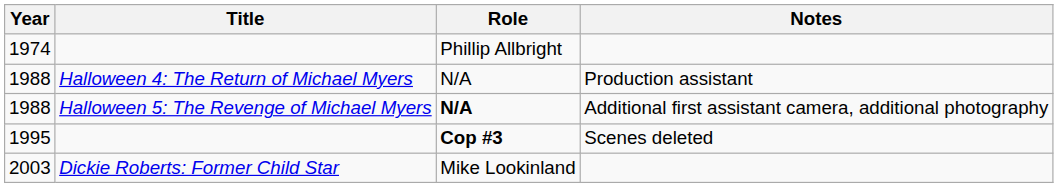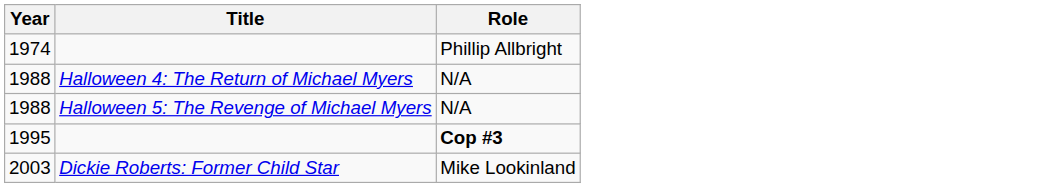- column: (816, 19)
(456, 108) bold -> (456, 108) normal
